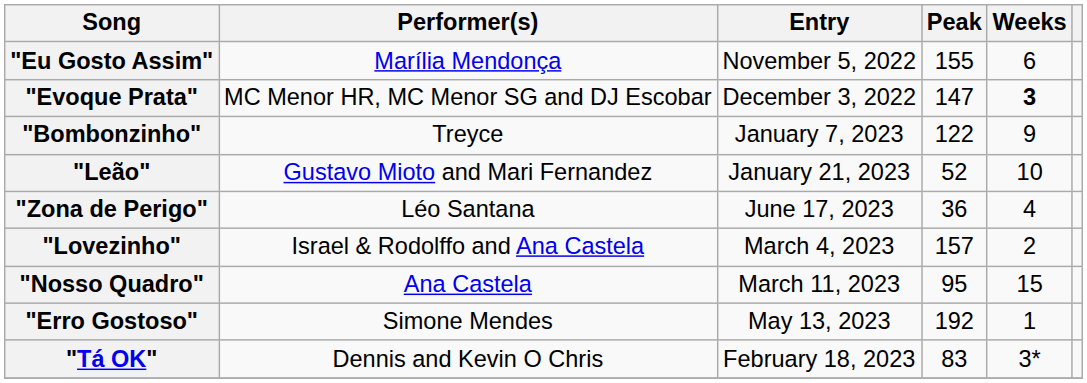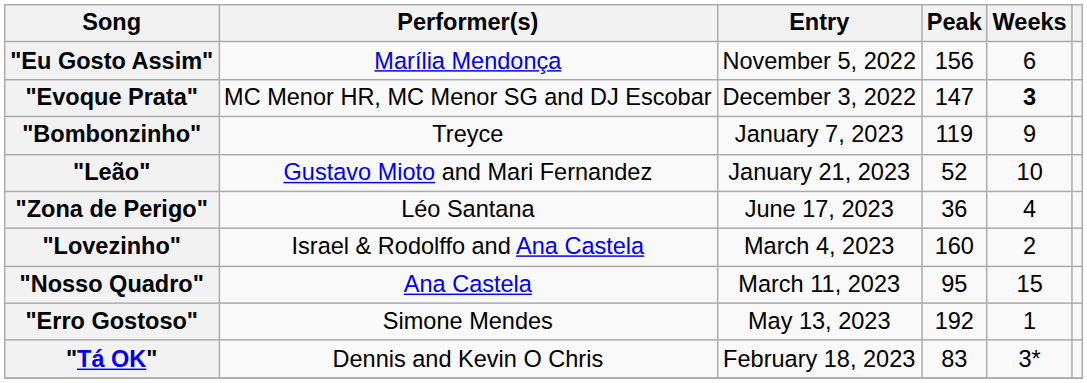(954, 60) 155 -> (954, 60) 156
(954, 135) 122 -> (954, 135) 119
(954, 246) 157 -> (954, 246) 160
